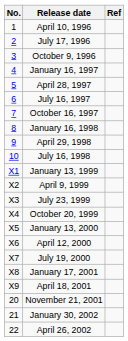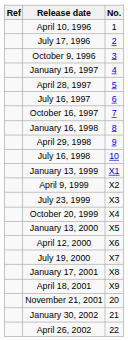columns swapped: (14, 12) <-> (114, 12)
